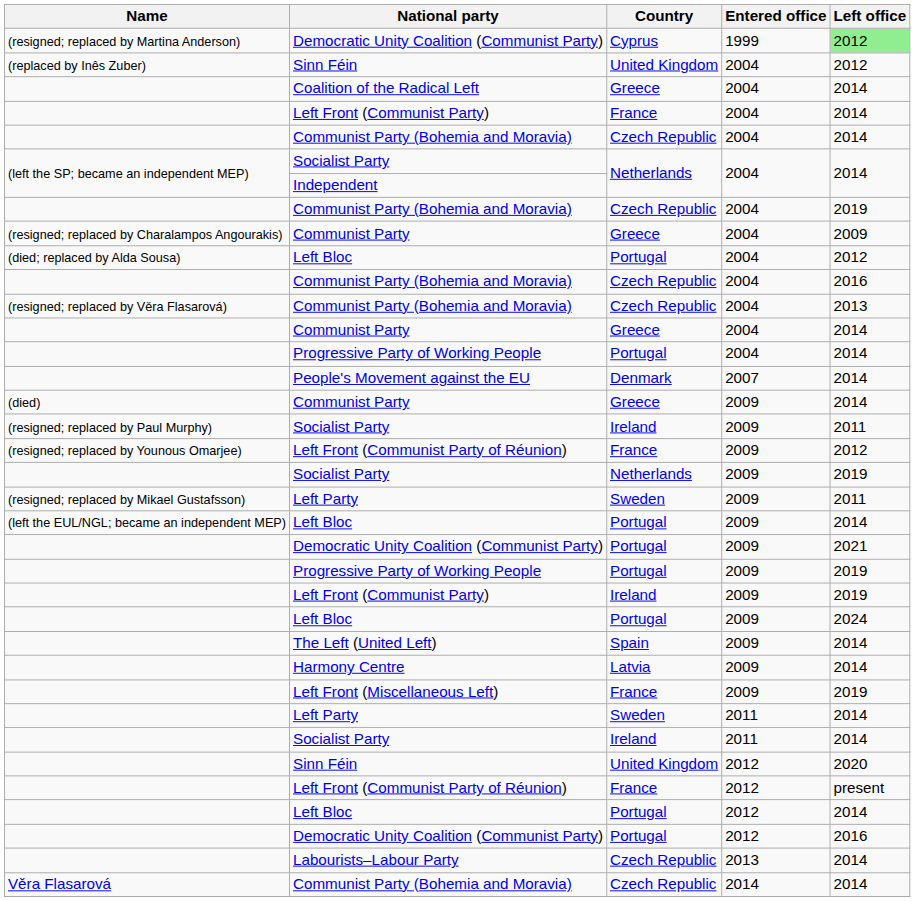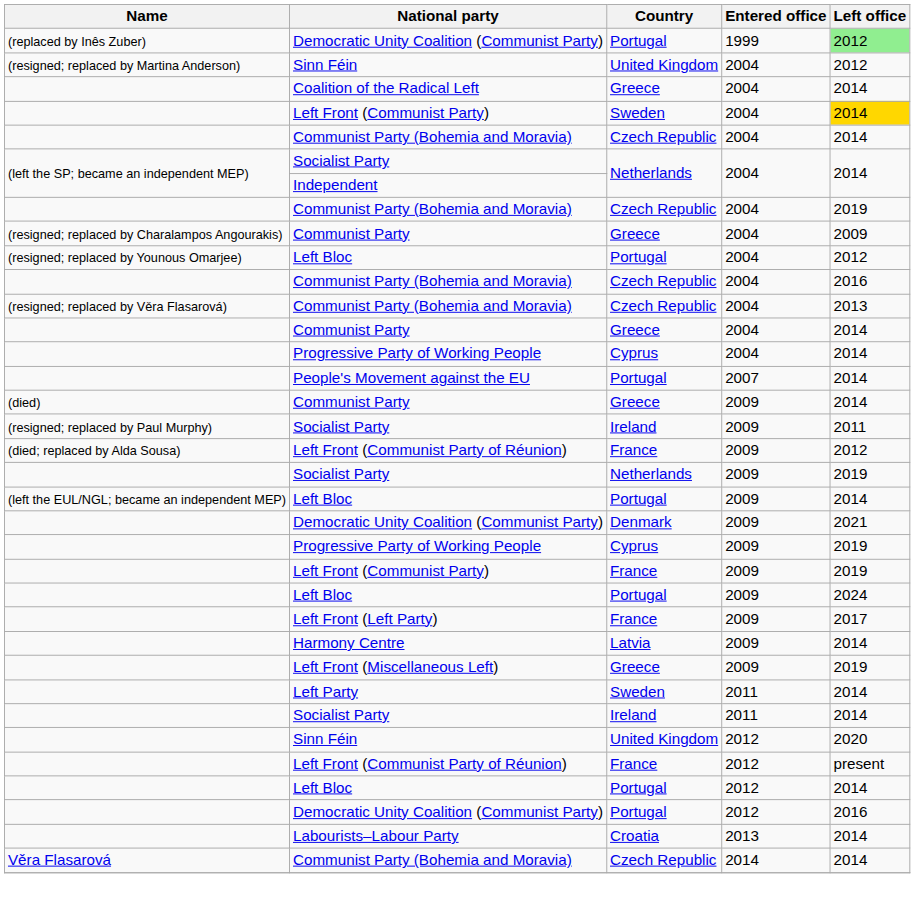(124, 41) (resigned; replaced by Martina Anderson) -> (77, 41) (replaced by Inês Zuber)
(634, 40) Cyprus -> (638, 40) Portugal
(77, 65) (replaced by Inês Zuber) -> (124, 65) (resigned; replaced by Martina Anderson)
(634, 112) France -> (637, 112) Sweden
(850, 112) no background -> (850, 112) gold background
(94, 258) (died; replaced by Alda Sousa) -> (125, 258) (resigned; replaced by Younous Omarjee)
(638, 354) Portugal -> (634, 354) Cyprus
(641, 378) Denmark -> (638, 378) Portugal
(125, 451) (resigned; replaced by Younous Omarjee) -> (94, 451) (died; replaced by Alda Sousa)
- row: (326, 498)
(638, 546) Portugal -> (641, 522) Denmark
(638, 570) Portugal -> (634, 546) Cyprus
(633, 595) Ireland -> (634, 570) France
- row: (365, 643)
+ row: (365, 619)
(634, 691) France -> (635, 667) Greece
(663, 860) Czech Republic -> (635, 836) Croatia
